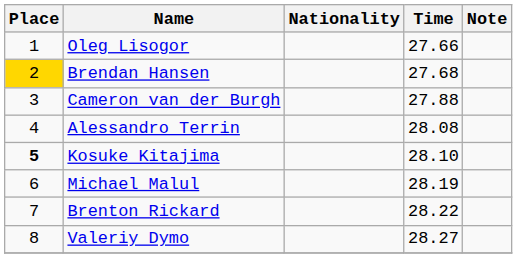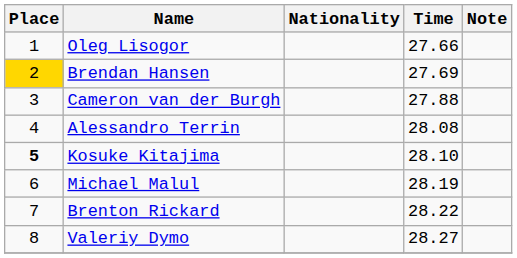(433, 74) 27.68 -> (433, 74) 27.69
